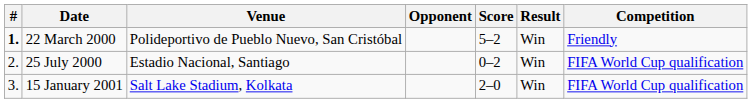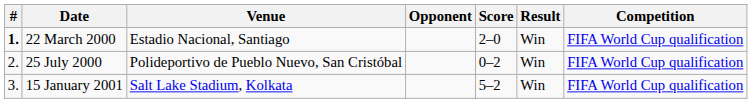(266, 39) Polideportivo de Pueblo Nuevo, San Cristóbal -> (210, 39) Estadio Nacional, Santiago
(490, 39) 5–2 -> (490, 39) 2–0
(592, 39) Friendly -> (655, 39) FIFA World Cup qualification
(210, 62) Estadio Nacional, Santiago -> (266, 62) Polideportivo de Pueblo Nuevo, San Cristóbal
(490, 86) 2–0 -> (490, 86) 5–2
